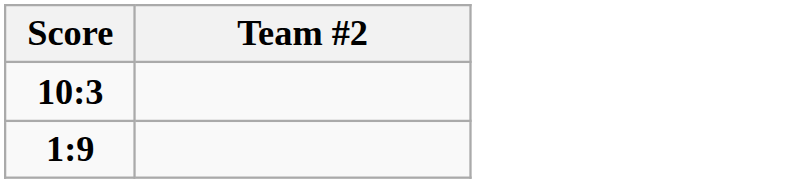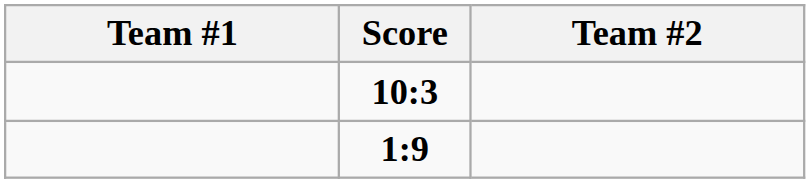+ column: (172, 33)
